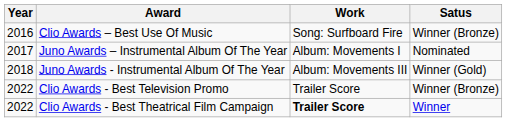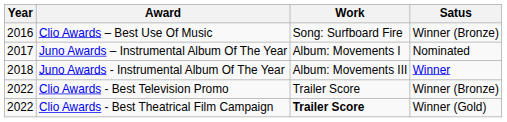(450, 70) Winner (Gold) -> (431, 70) Winner
(431, 107) Winner -> (450, 107) Winner (Gold)
